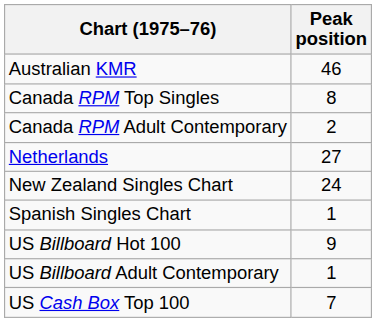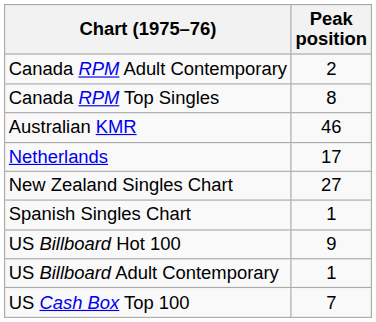rows swapped: (73, 68) <-> (148, 127)
(331, 156) 27 -> (331, 156) 17
(331, 185) 24 -> (331, 185) 27
